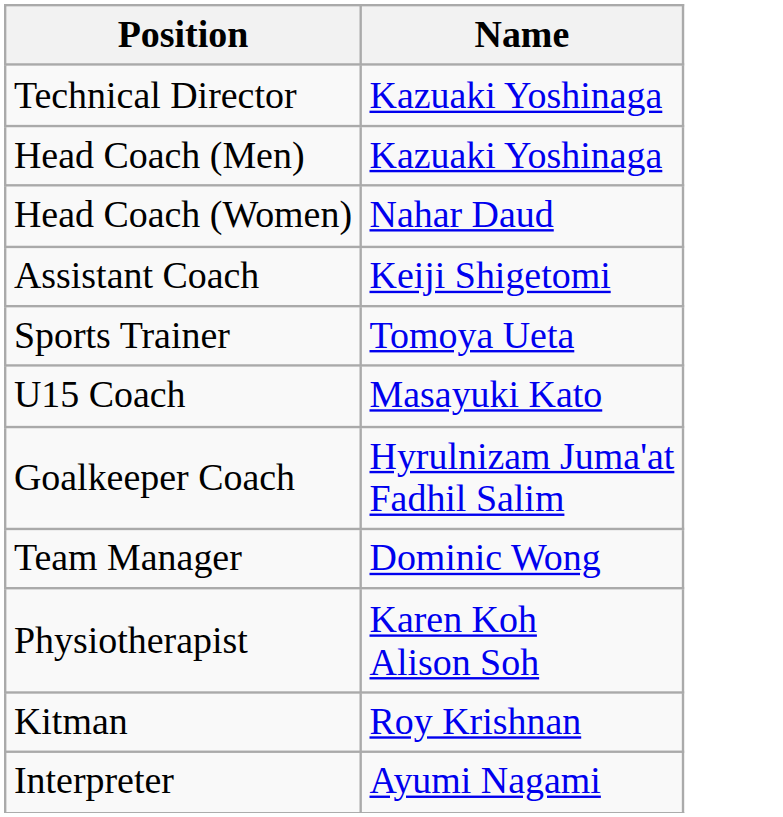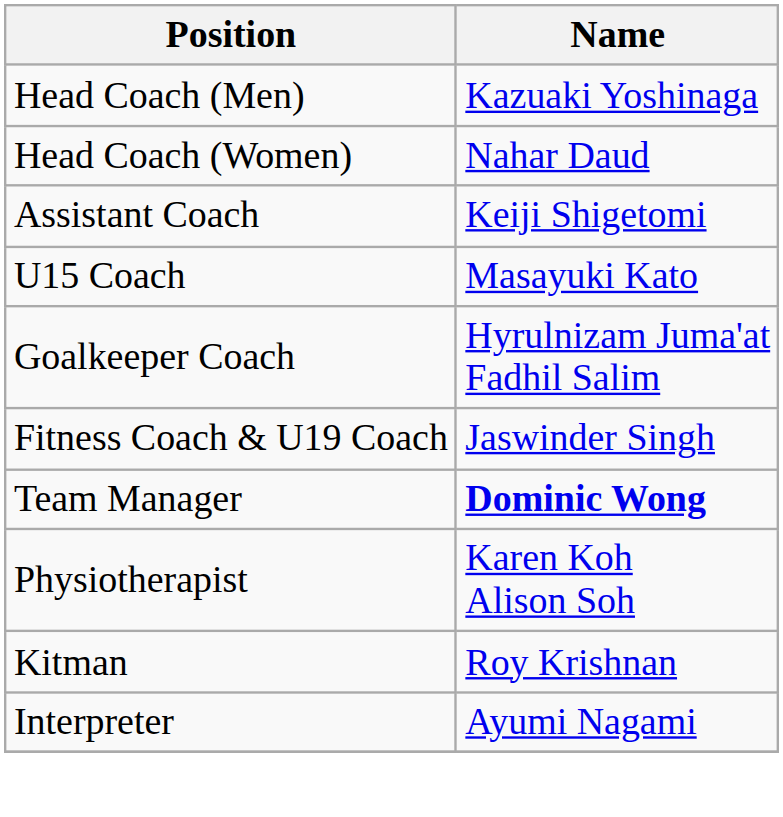- row: (155, 94)
- row: (122, 335)
+ row: (231, 438)
(485, 558) normal -> (586, 498) bold
